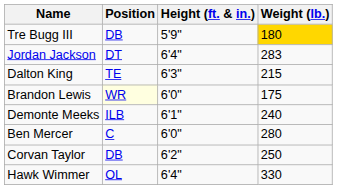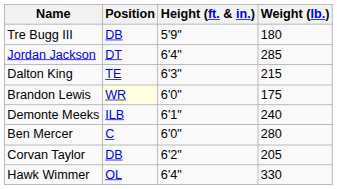(271, 34) gold background -> (271, 34) no background
(271, 54) 283 -> (271, 54) 285
(271, 154) 250 -> (271, 154) 205
